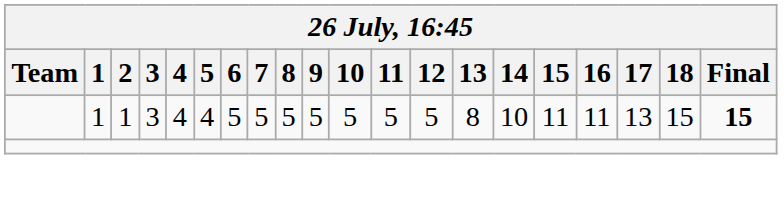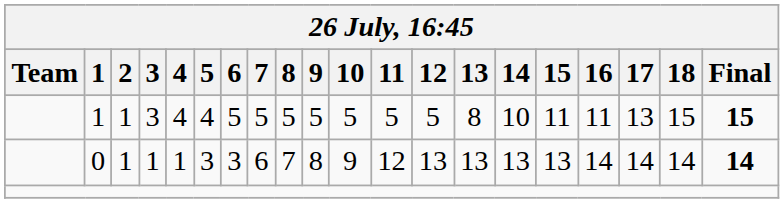+ row: (98, 161)
